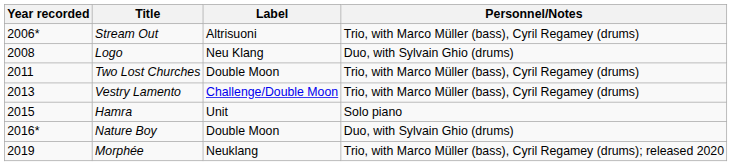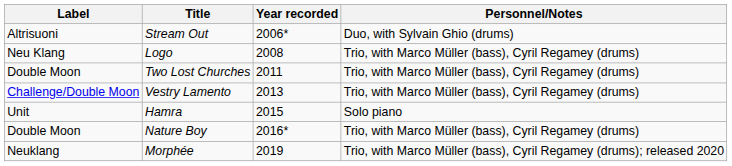columns swapped: (48, 14) <-> (272, 14)
(491, 33) Trio, with Marco Müller (bass), Cyril Regamey (drums) -> (429, 33) Duo, with Sylvain Ghio (drums)
(429, 53) Duo, with Sylvain Ghio (drums) -> (491, 53) Trio, with Marco Müller (bass), Cyril Regamey (drums)
(429, 131) Duo, with Sylvain Ghio (drums) -> (491, 131) Trio, with Marco Müller (bass), Cyril Regamey (drums)
